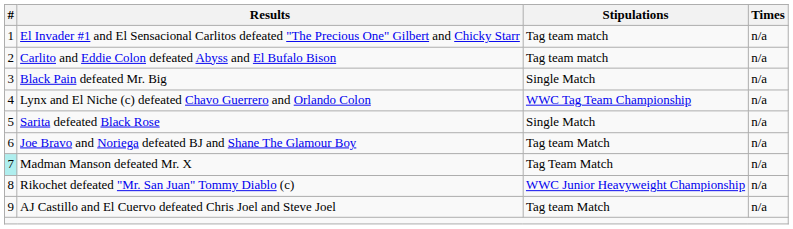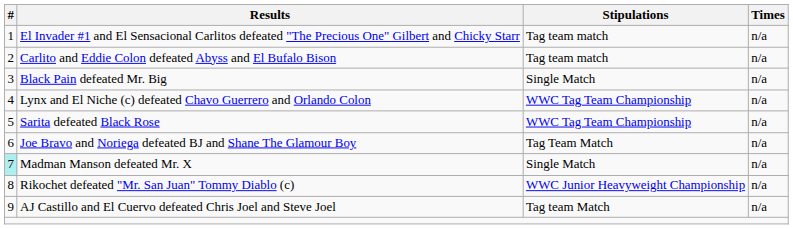(561, 121) Single Match -> (609, 121) WWC Tag Team Championship
(568, 142) Tag team Match -> (569, 142) Tag Team Match
(569, 163) Tag Team Match -> (561, 163) Single Match
